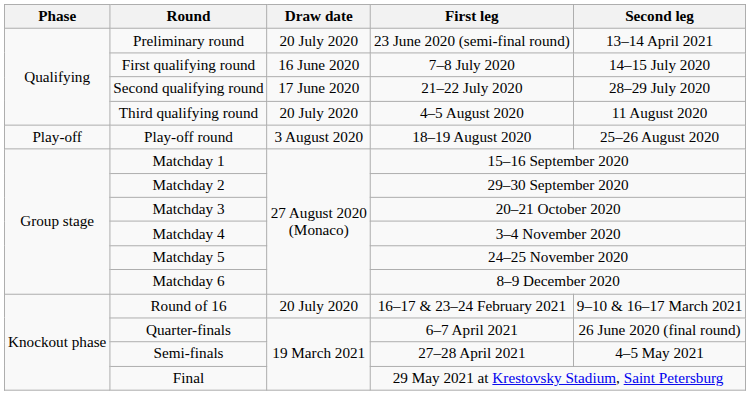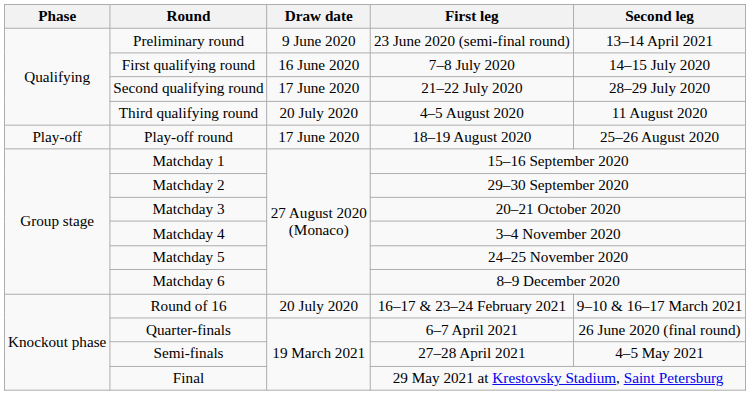(319, 40) 20 July 2020 -> (319, 40) 9 June 2020
(319, 137) 3 August 2020 -> (319, 137) 17 June 2020
